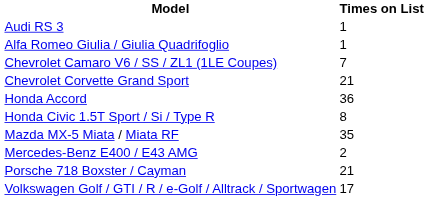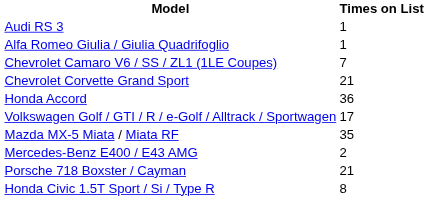rows swapped: (110, 117) <-> (170, 189)
